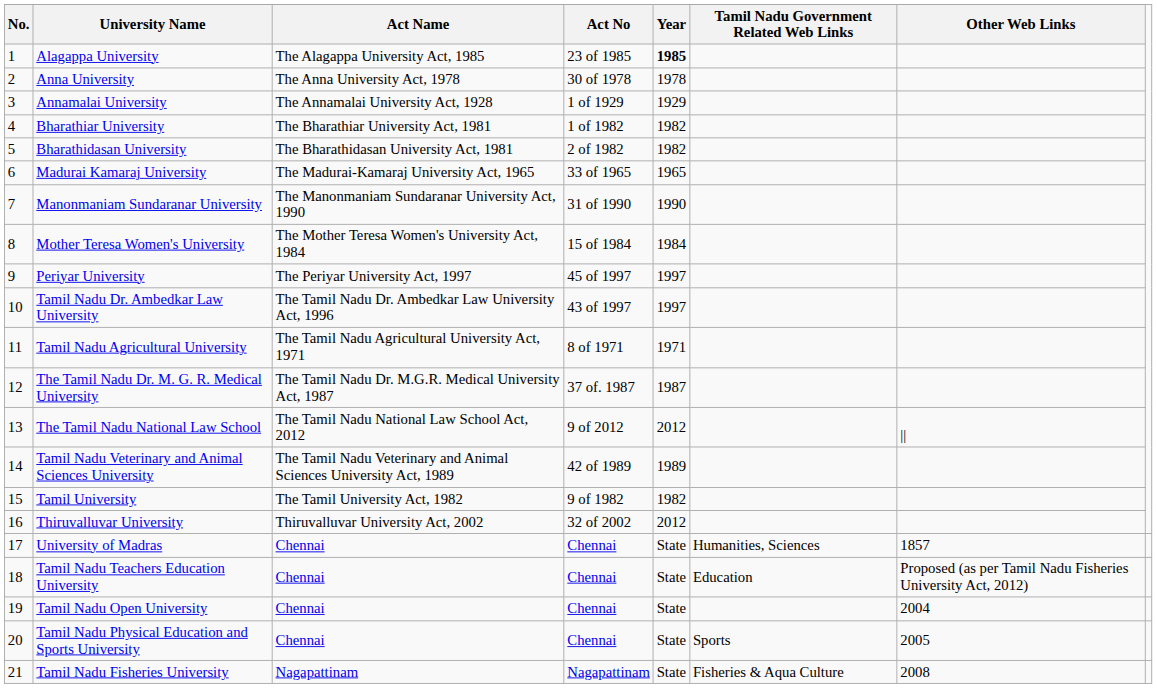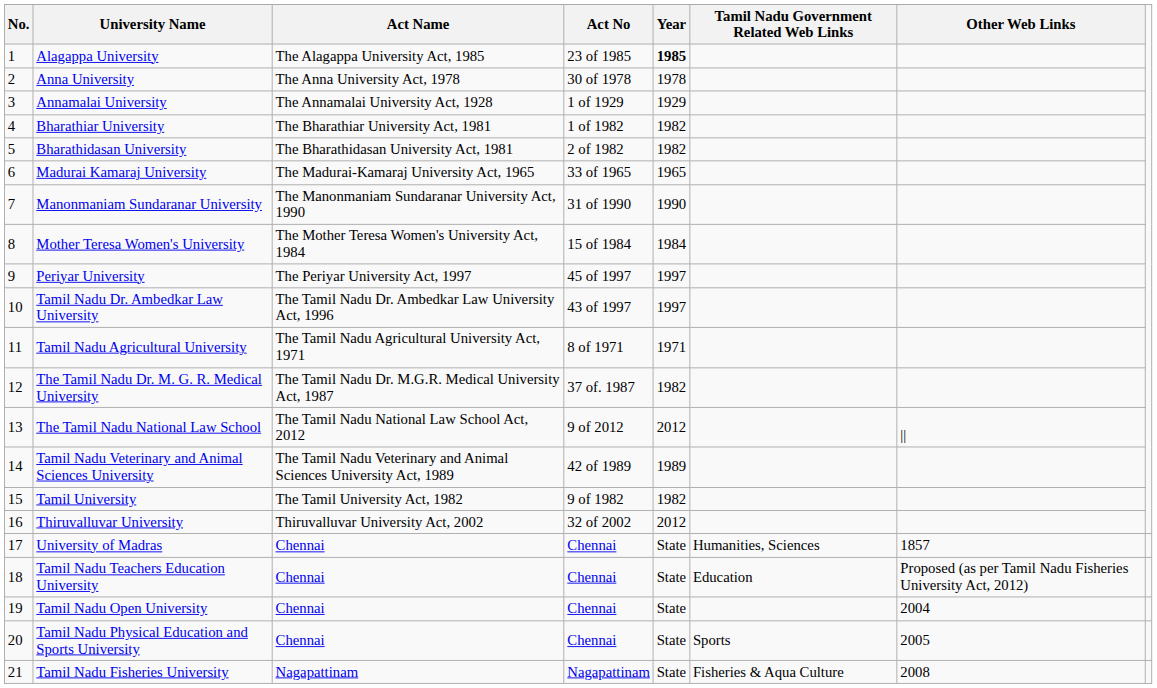(671, 387) 1987 -> (671, 387) 1982
